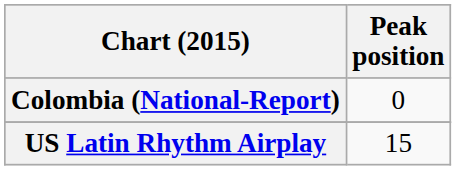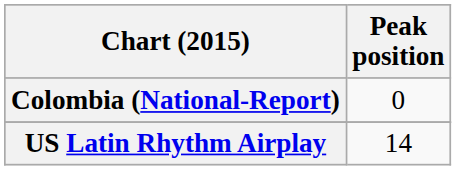(398, 142) 15 -> (398, 142) 14
